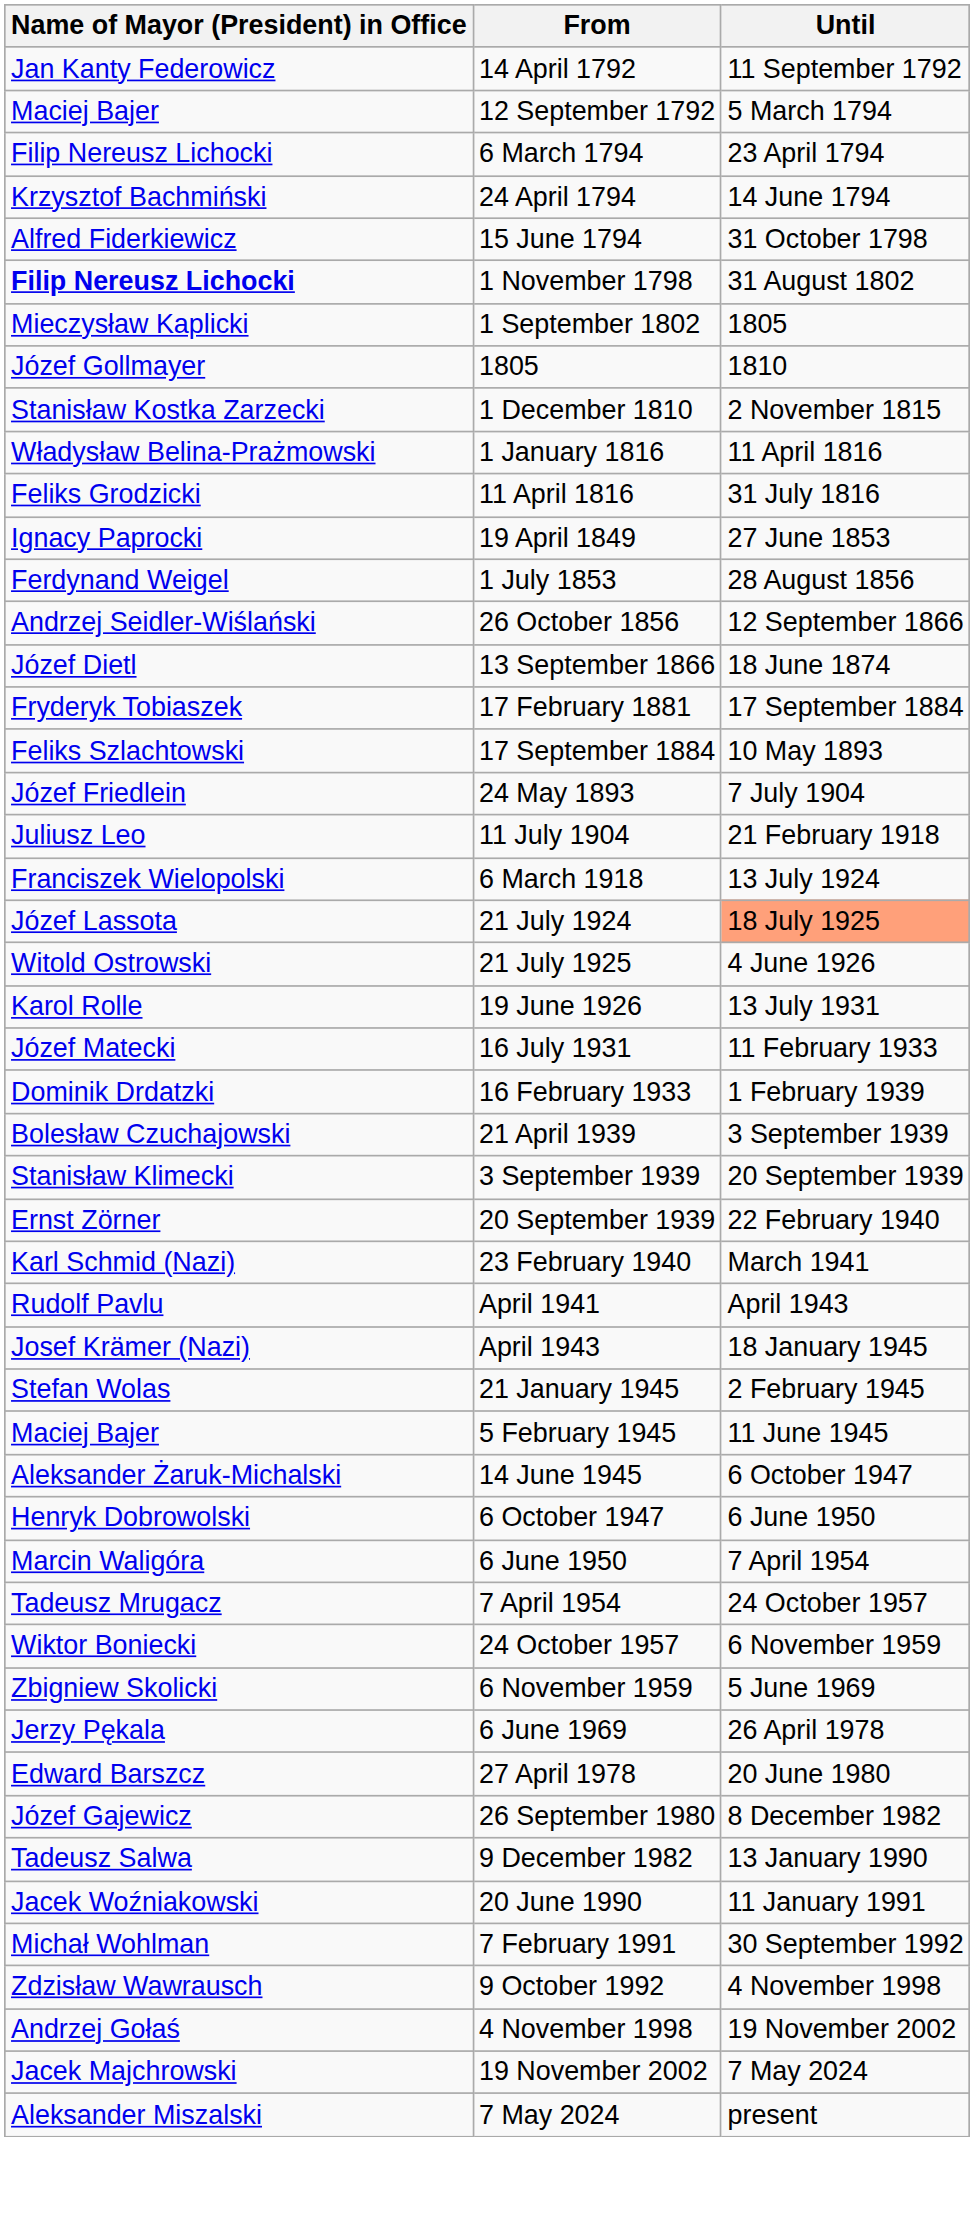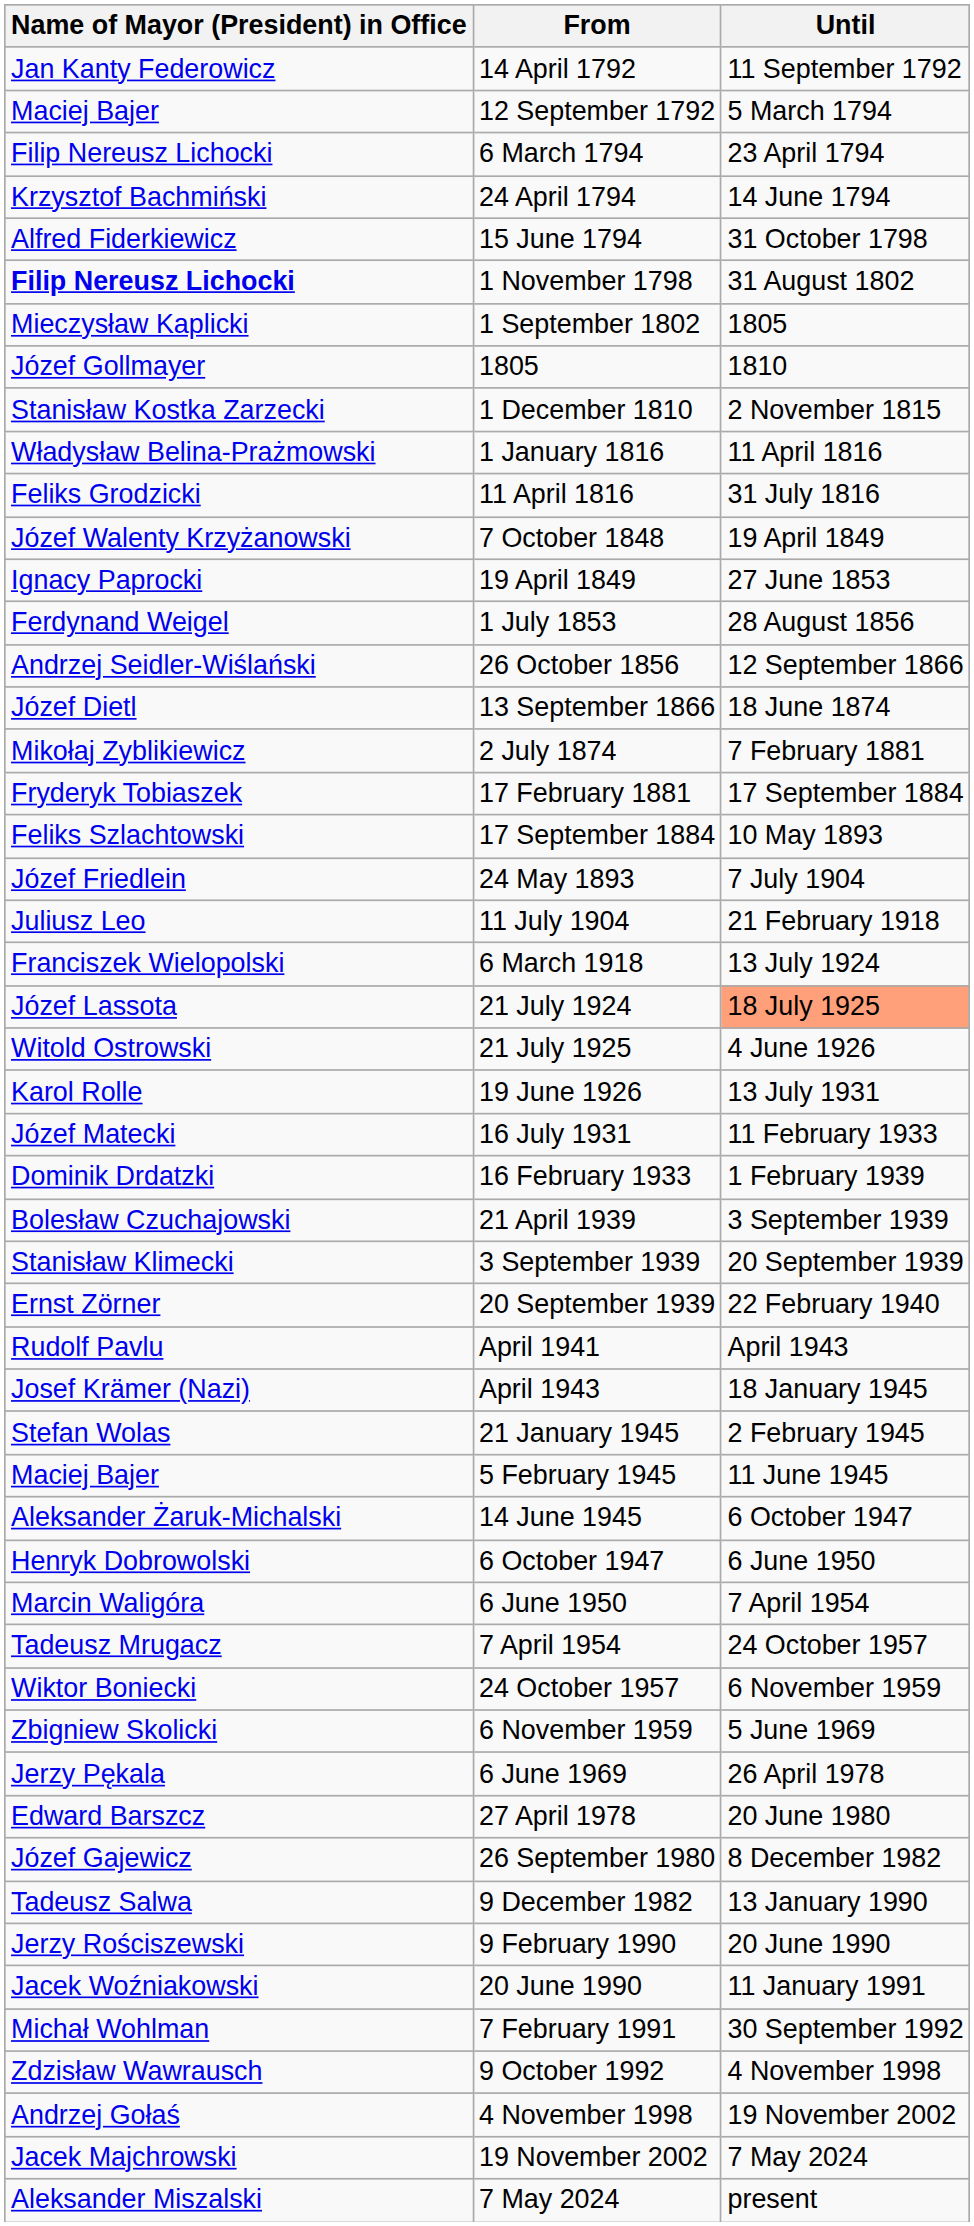+ row: (572, 537)
+ row: (548, 750)
- row: (585, 1262)
+ row: (578, 1944)
